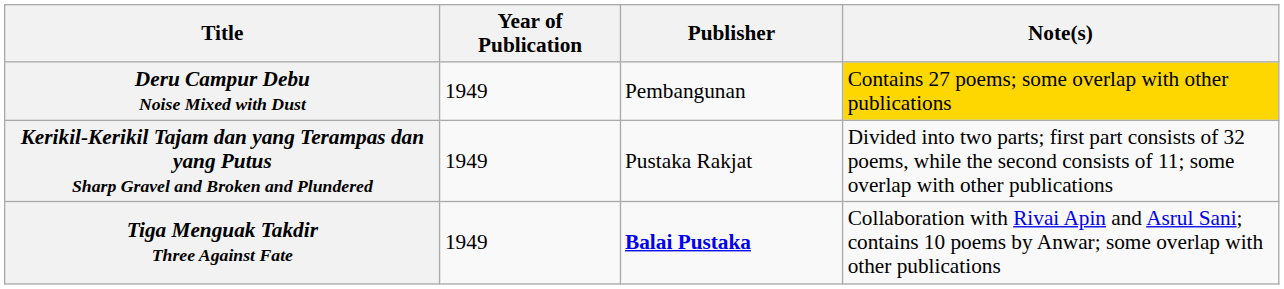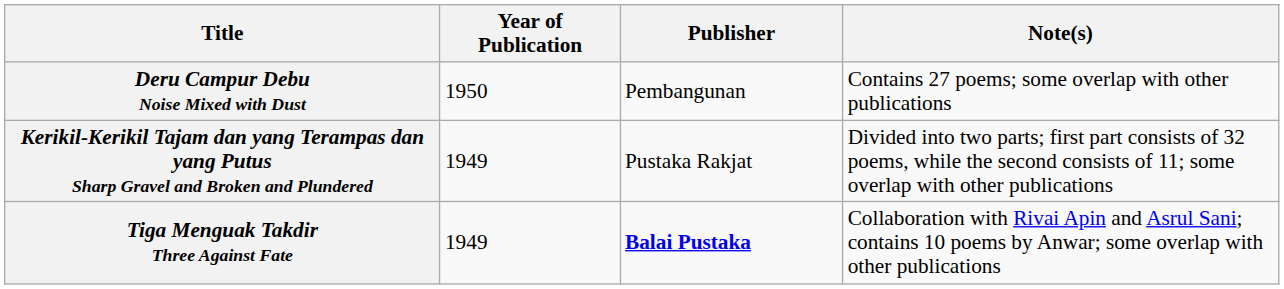(466, 91) 1949 -> (466, 91) 1950
(1038, 91) gold background -> (1038, 91) no background
